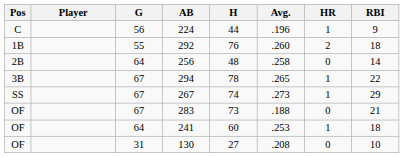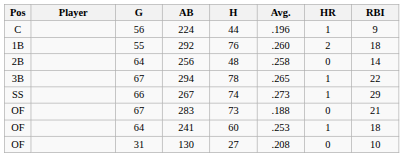(139, 95) 67 -> (139, 95) 66
